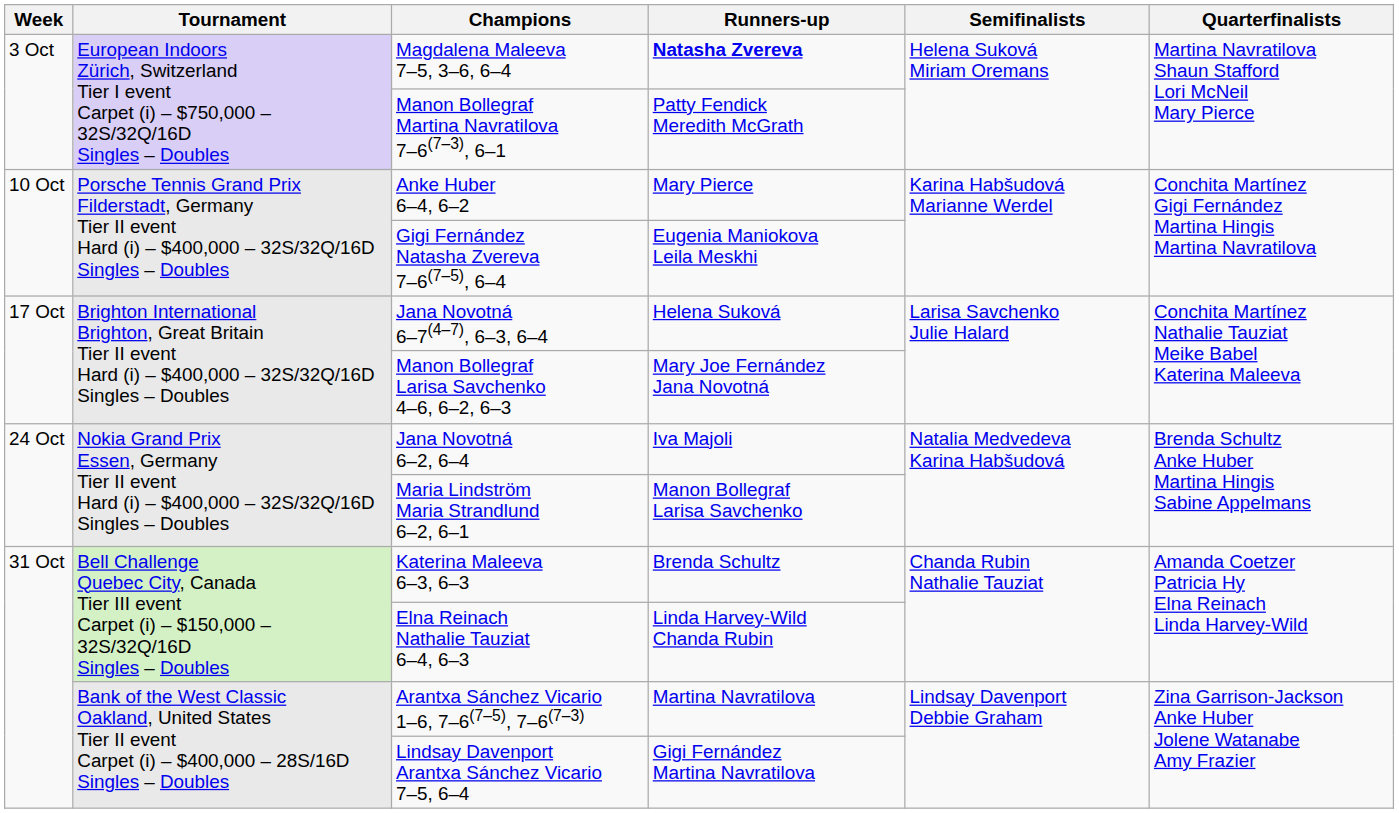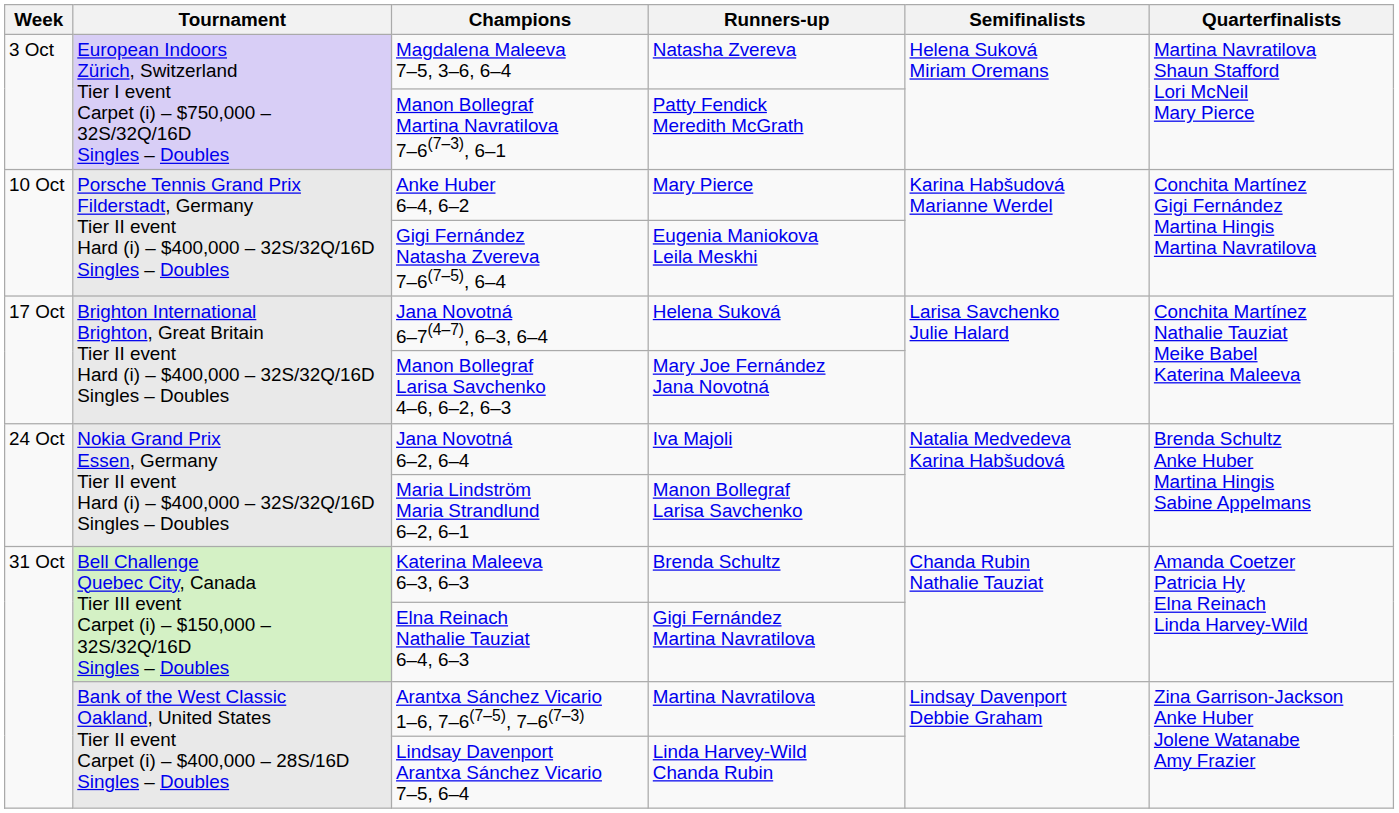(728, 50) bold -> (724, 50) normal
(730, 628) Linda Harvey-Wild Chanda Rubin -> (734, 628) Gigi Fernández Martina Navratilova
(734, 762) Gigi Fernández Martina Navratilova -> (730, 762) Linda Harvey-Wild Chanda Rubin
